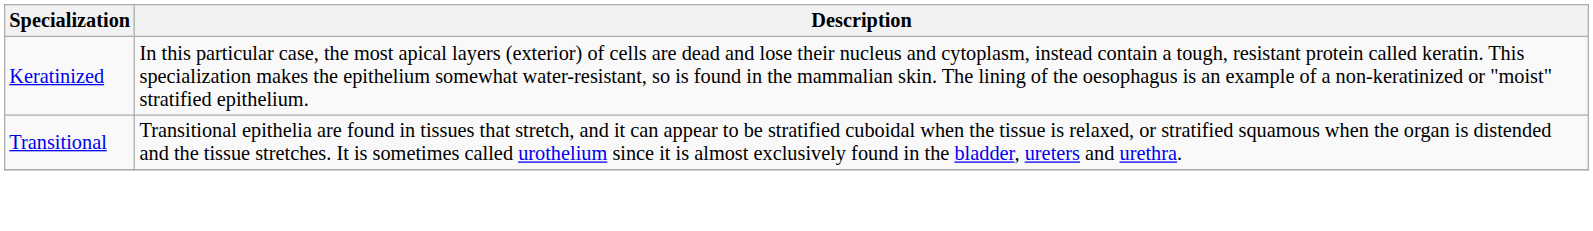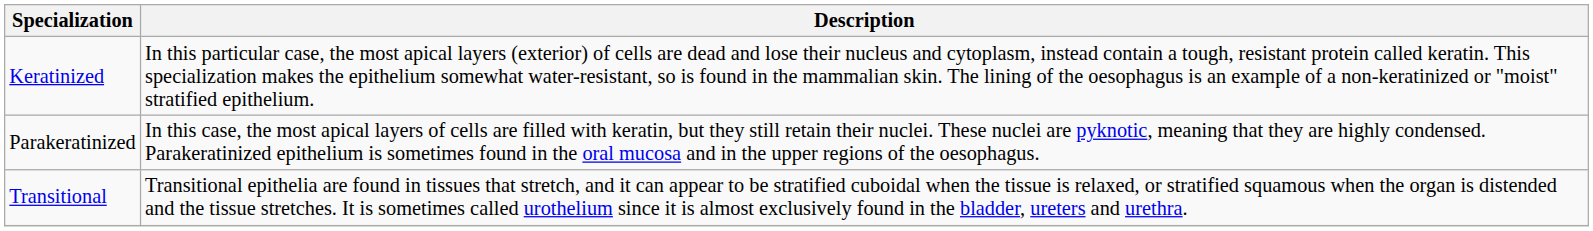+ row: (73, 142)
